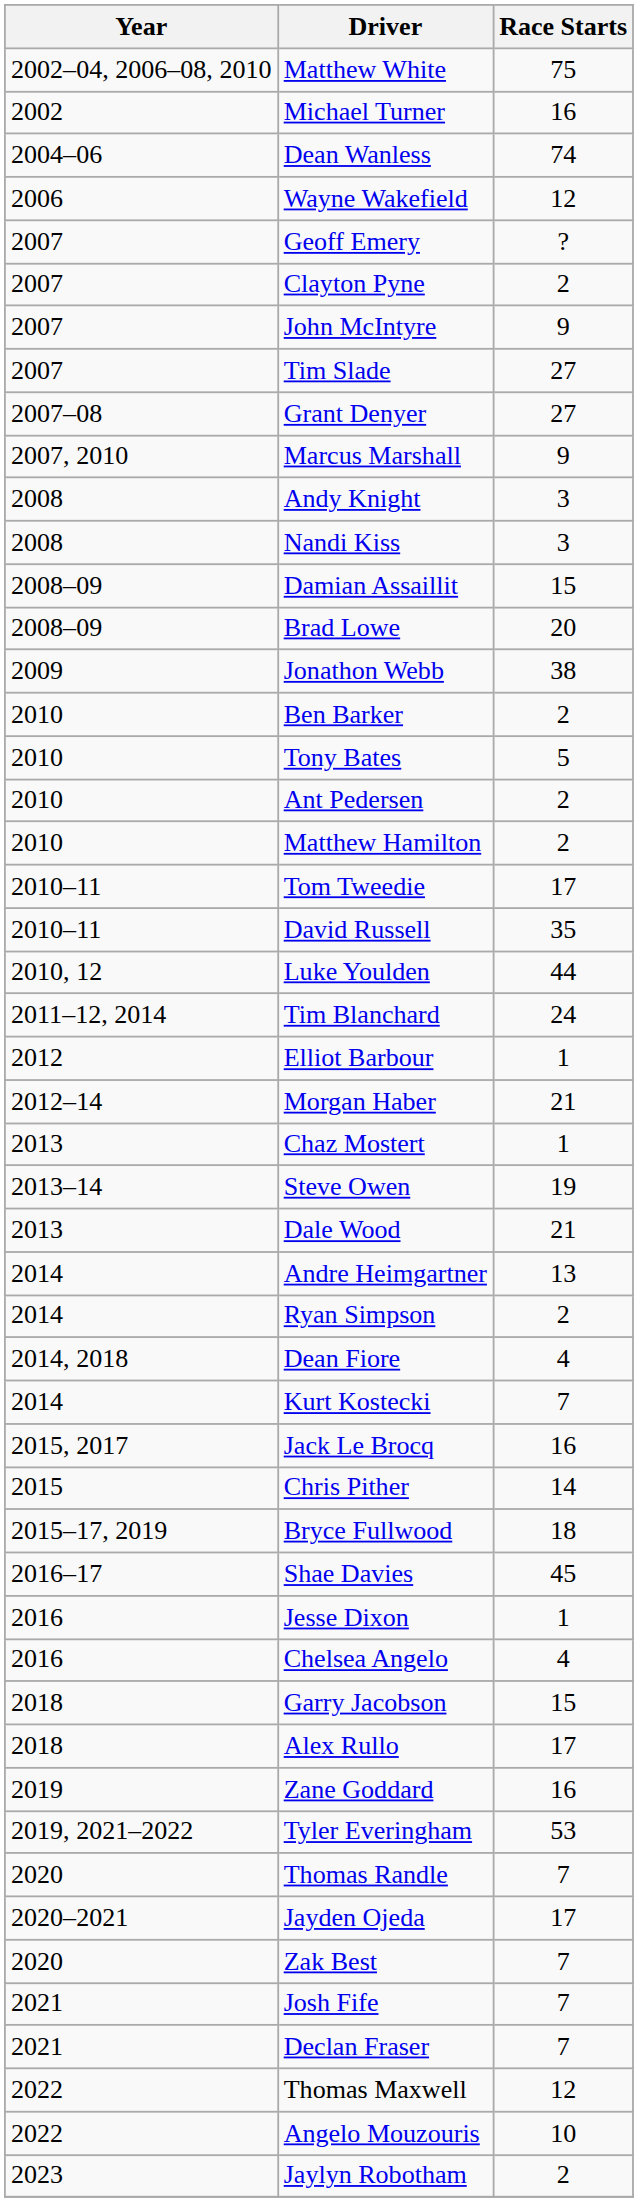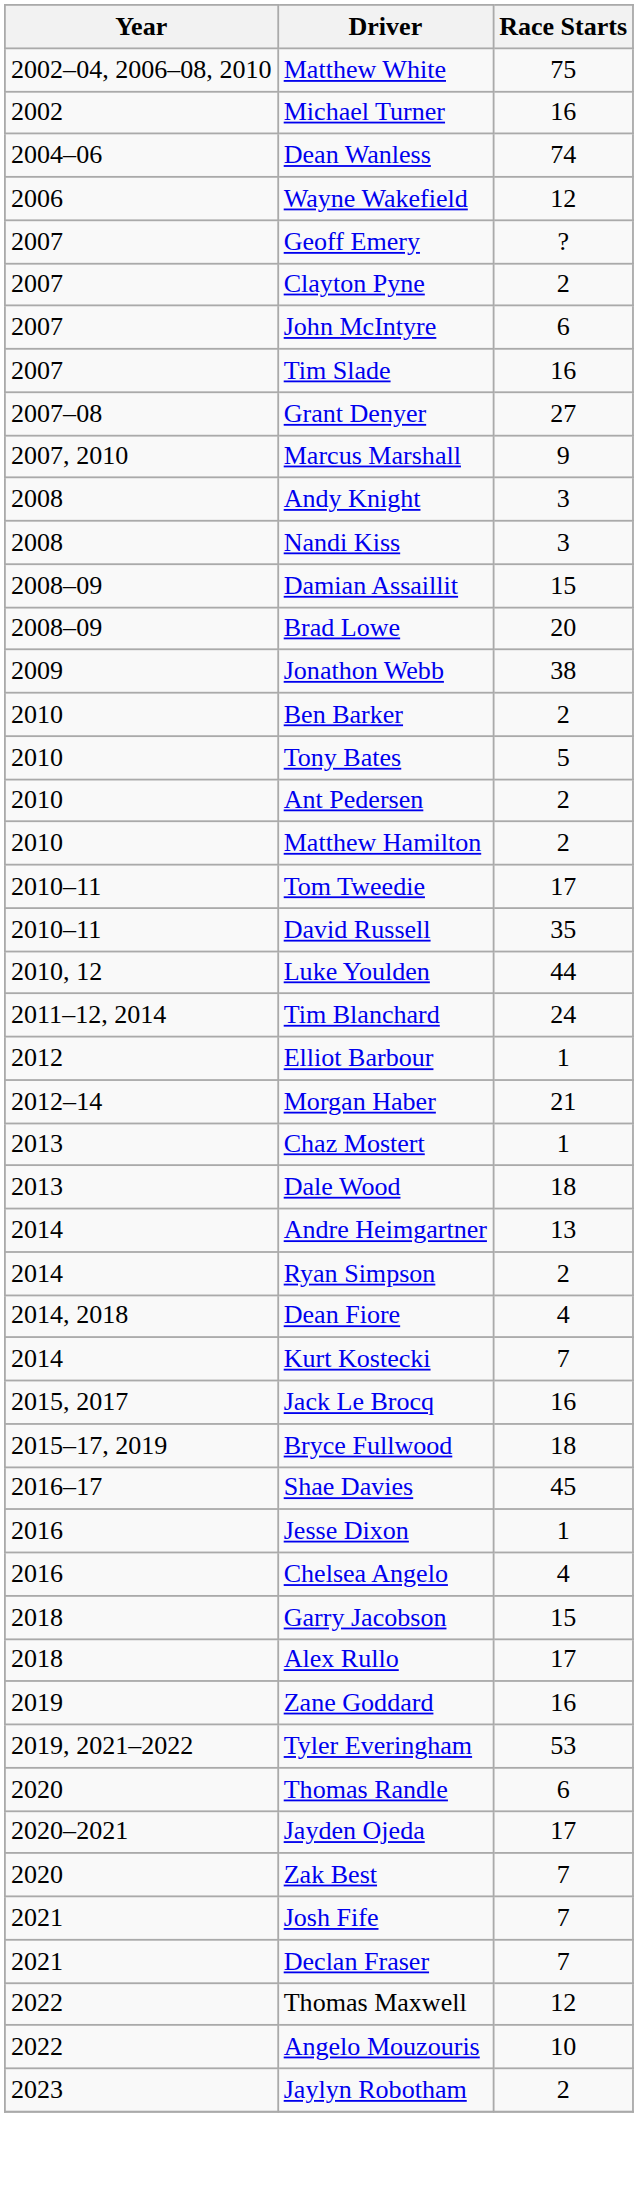(563, 327) 9 -> (563, 327) 6
(563, 370) 27 -> (563, 370) 16
- row: (347, 1187)
(563, 1230) 21 -> (563, 1187) 18
- row: (346, 1487)
(563, 1874) 7 -> (563, 1788) 6
